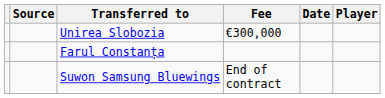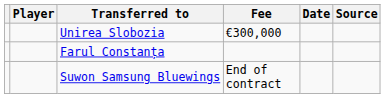columns swapped: (357, 14) <-> (34, 14)
